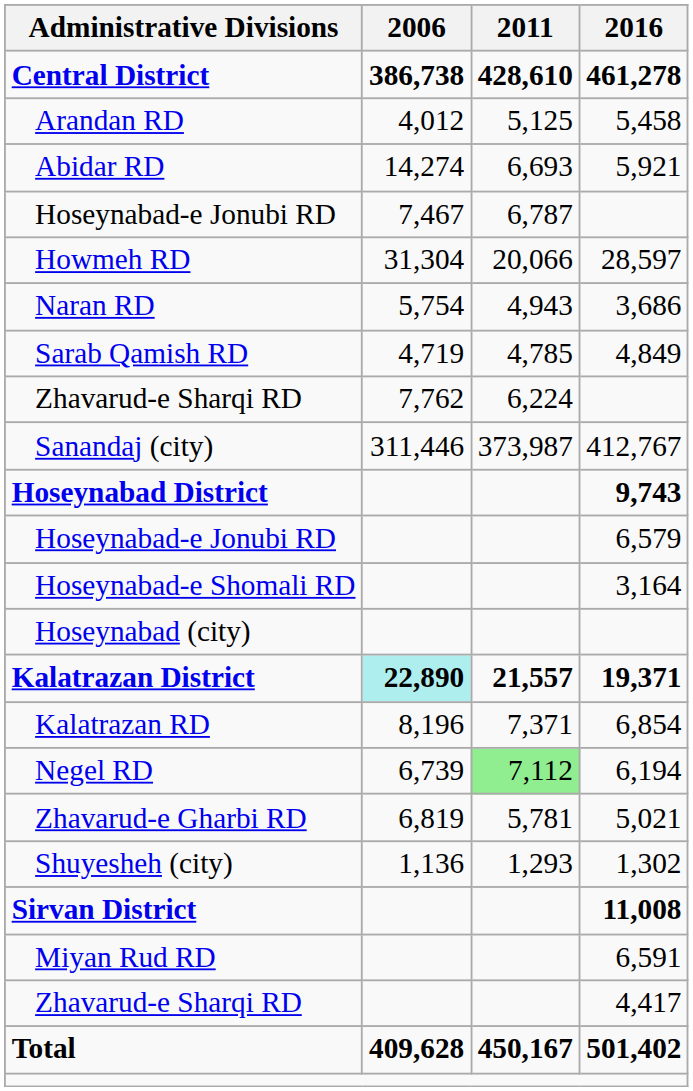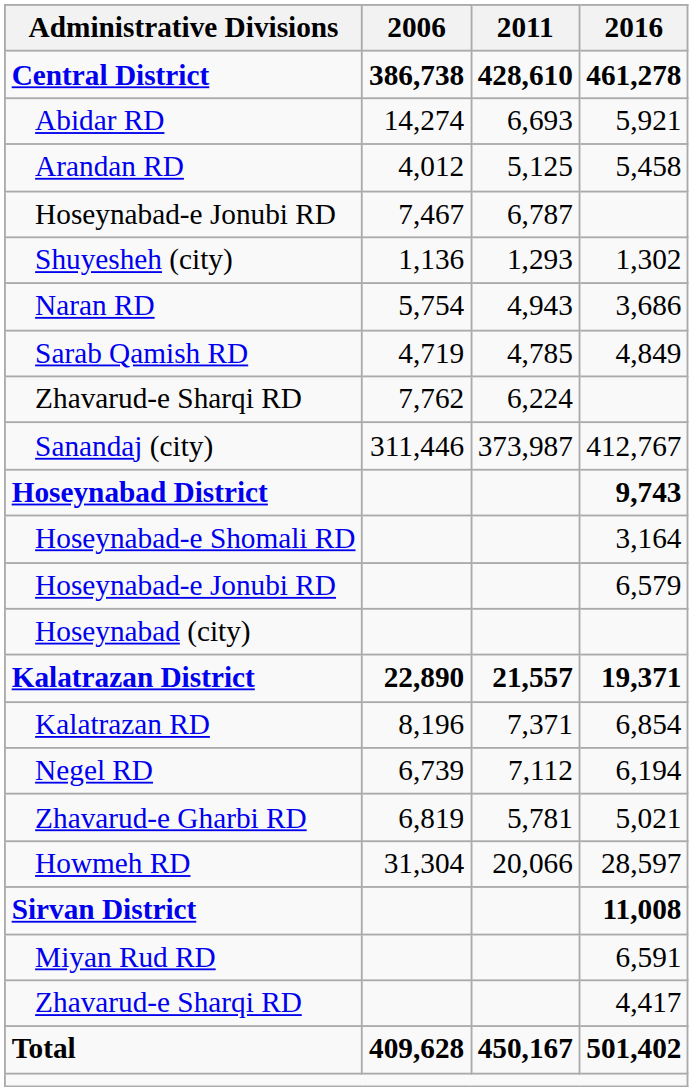rows swapped: (100, 167) <-> (110, 120)
rows swapped: (113, 259) <-> (134, 863)
rows swapped: (186, 538) <-> (195, 584)
(424, 677) paleturquoise background -> (424, 677) no background
(540, 770) lightgreen background -> (540, 770) no background
